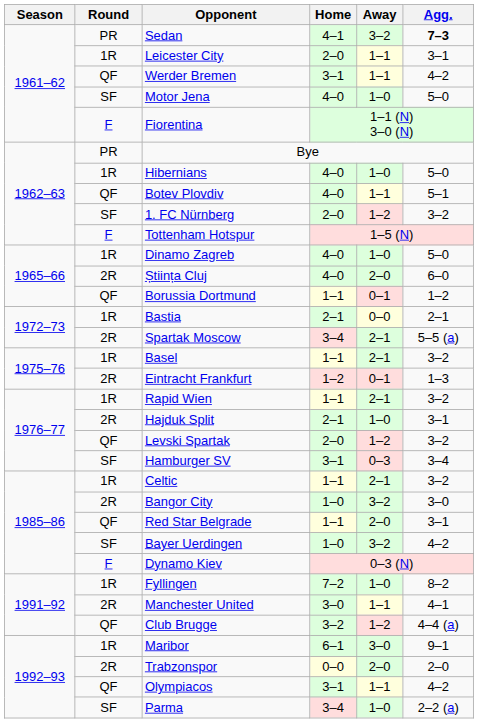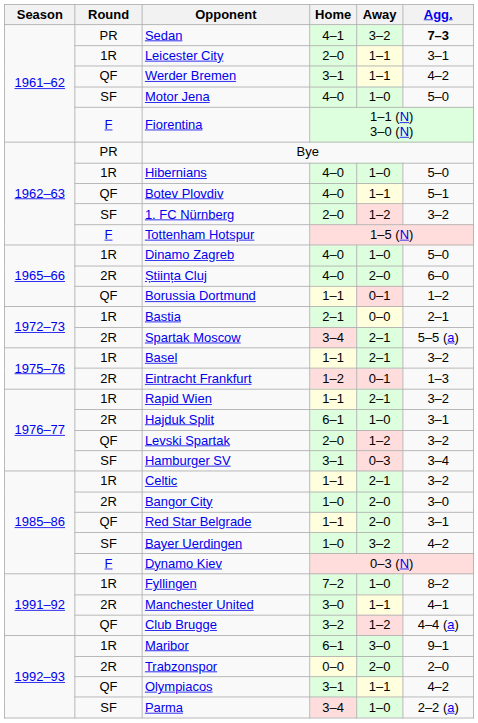(333, 419) 2–1 -> (333, 419) 6–1
(380, 502) 3–2 -> (380, 502) 2–0
